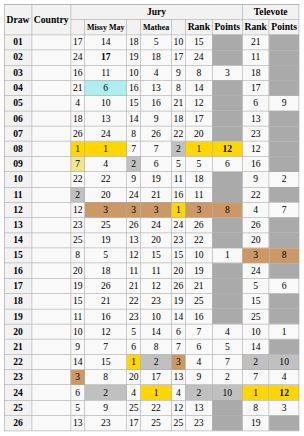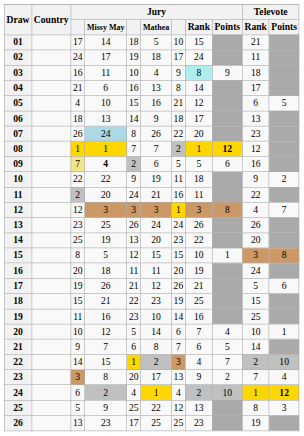(106, 57) bold -> (106, 57) normal
(199, 73) no background -> (199, 73) paleturquoise background
(227, 73) 3 -> (227, 73) 9
(106, 88) paleturquoise background -> (106, 88) no background
(284, 103) 9 -> (284, 103) 5
(106, 133) no background -> (106, 133) lightblue background
(106, 164) normal -> (106, 164) bold
